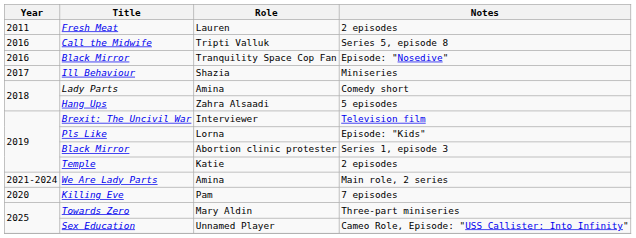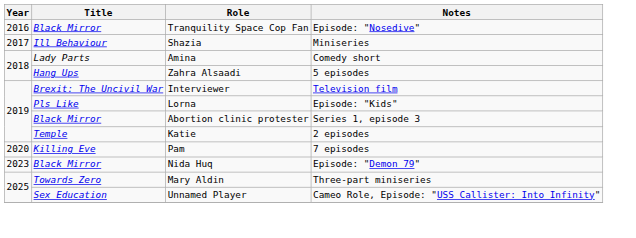- row: (213, 27)
- row: (232, 42)
- row: (210, 180)
+ row: (190, 165)
